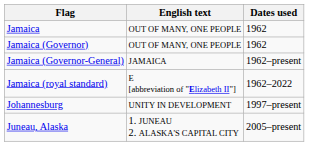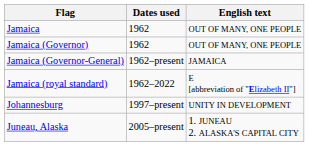columns swapped: (274, 12) <-> (185, 12)
